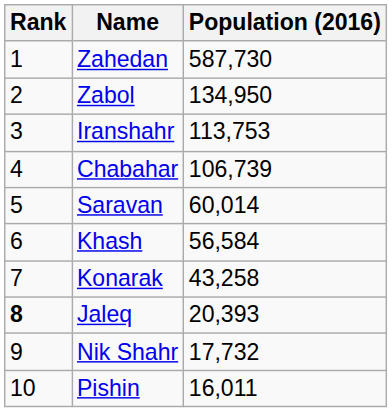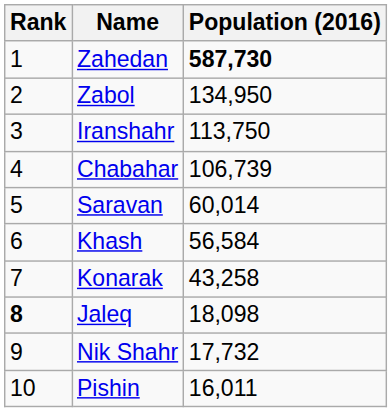(230, 59) normal -> (230, 59) bold
(230, 132) 113,753 -> (230, 132) 113,750
(224, 315) 20,393 -> (224, 315) 18,098
